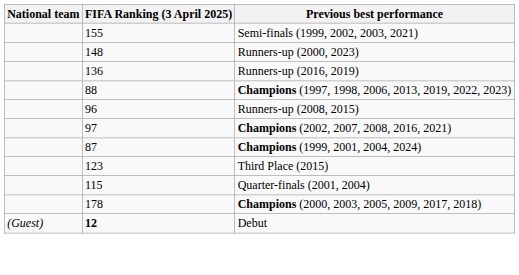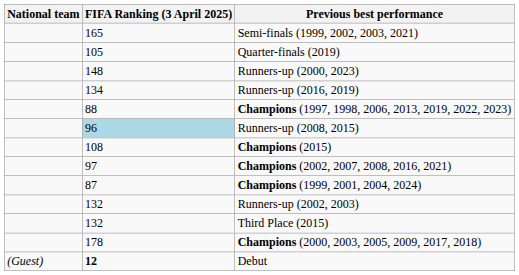(94, 33) 155 -> (94, 33) 165
+ row: (289, 52)
(94, 71) 136 -> (94, 90) 134
(91, 109) no background -> (91, 128) lightblue background
+ row: (284, 147)
+ row: (298, 204)
(94, 166) 123 -> (94, 223) 132
- row: (304, 185)
